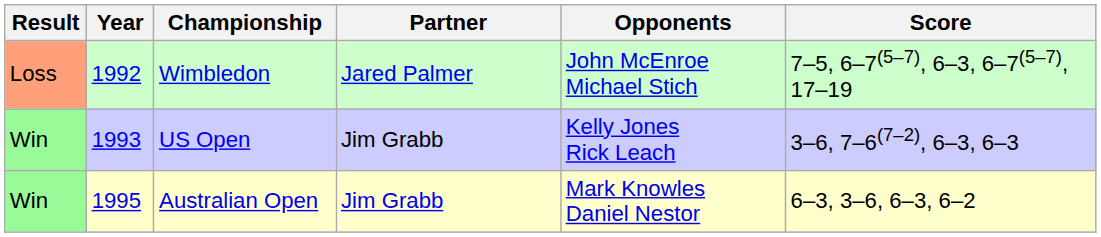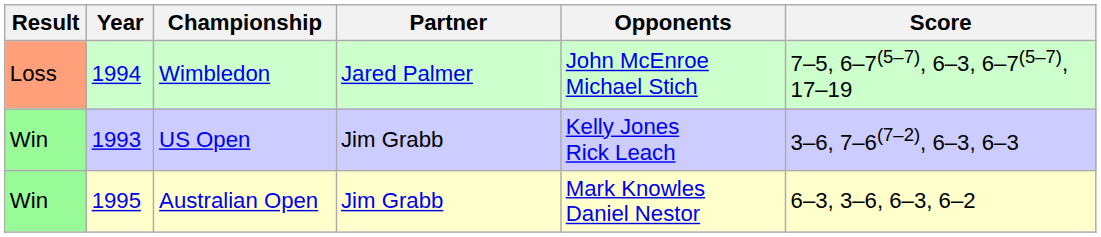(116, 73) 1992 -> (116, 73) 1994
